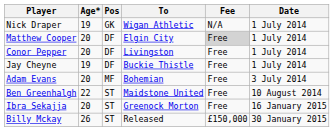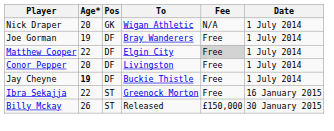(85, 25) 19 -> (85, 25) 20
+ row: (31, 38)
(85, 38) 20 -> (85, 52) 22
(85, 65) normal -> (85, 79) bold
- row: (31, 79)
- row: (41, 92)
(85, 106) 20 -> (85, 92) 22
